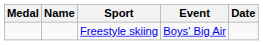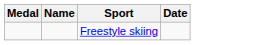- column: (195, 13)
